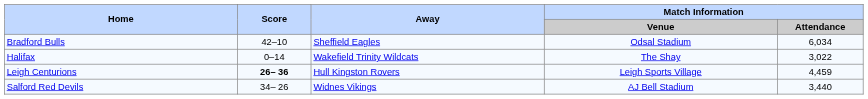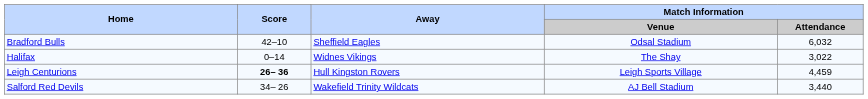(820, 42) 6,034 -> (820, 42) 6,032
(366, 57) Wakefield Trinity Wildcats -> (345, 57) Widnes Vikings
(345, 87) Widnes Vikings -> (366, 87) Wakefield Trinity Wildcats
